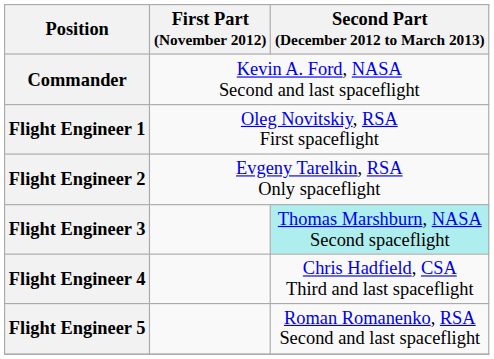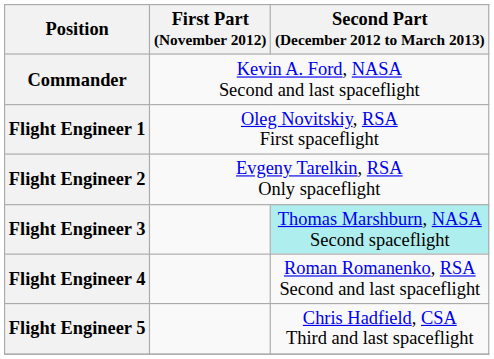(380, 278) Chris Hadfield, CSA Third and last spaceflight -> (380, 278) Roman Romanenko, RSA Second and last spaceflight
(380, 328) Roman Romanenko, RSA Second and last spaceflight -> (380, 328) Chris Hadfield, CSA Third and last spaceflight
